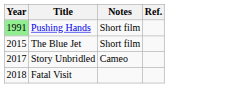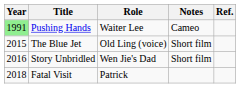+ column: (133, 12)
(120, 28) Short film -> (185, 28) Cameo
(17, 59) 2017 -> (17, 59) 2016
(114, 59) Cameo -> (191, 59) Short film
